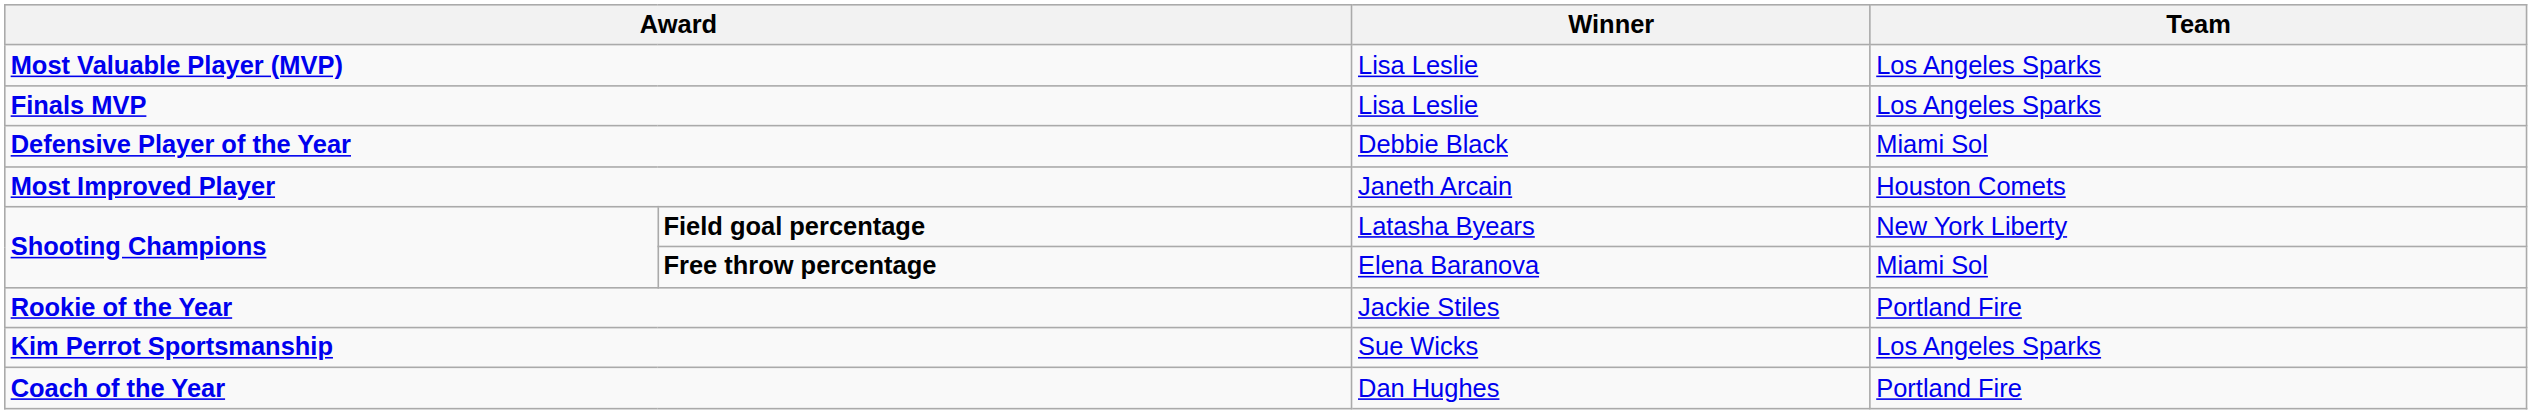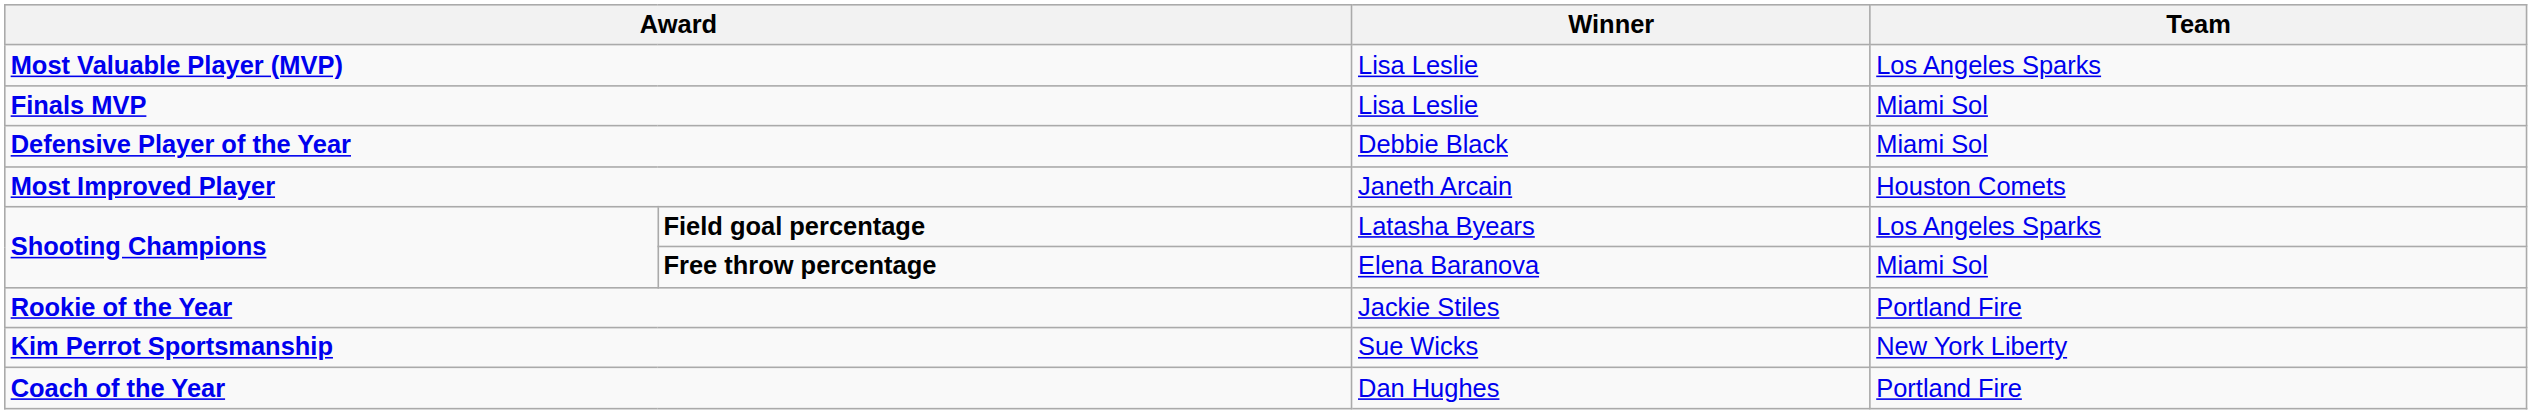(1989, 105) Los Angeles Sparks -> (1932, 105) Miami Sol
(1972, 226) New York Liberty -> (1989, 226) Los Angeles Sparks
(1989, 347) Los Angeles Sparks -> (1972, 347) New York Liberty
